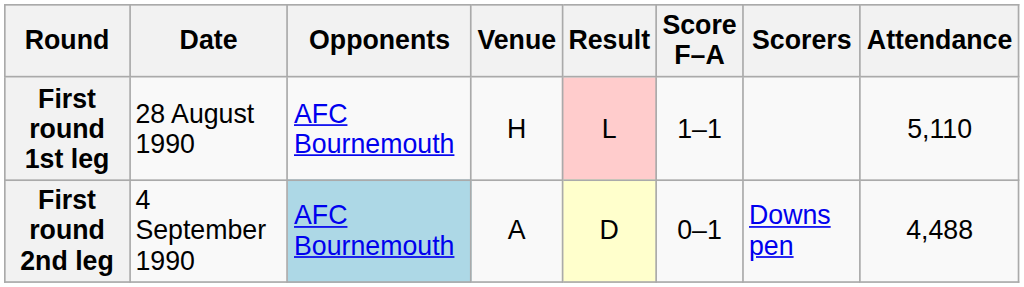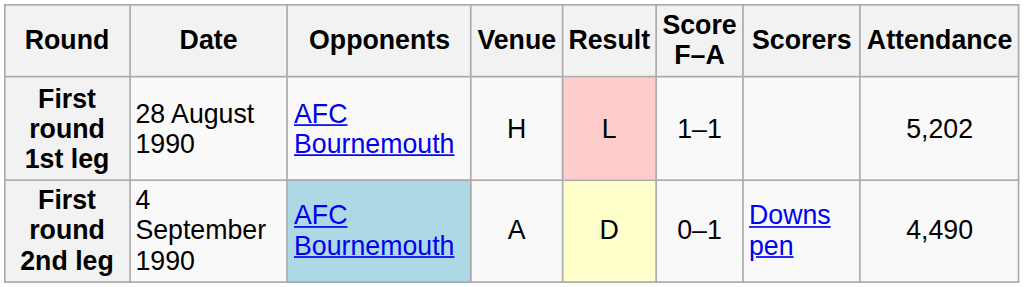(940, 128) 5,110 -> (940, 128) 5,202
(940, 230) 4,488 -> (940, 230) 4,490
